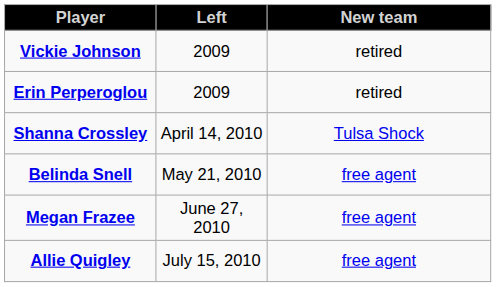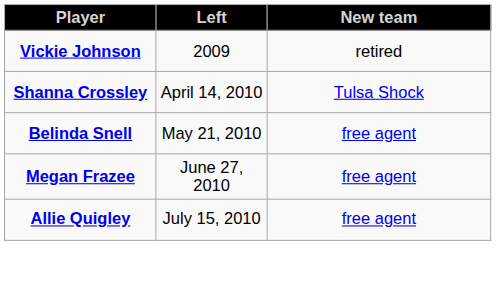- row: (80, 92)
